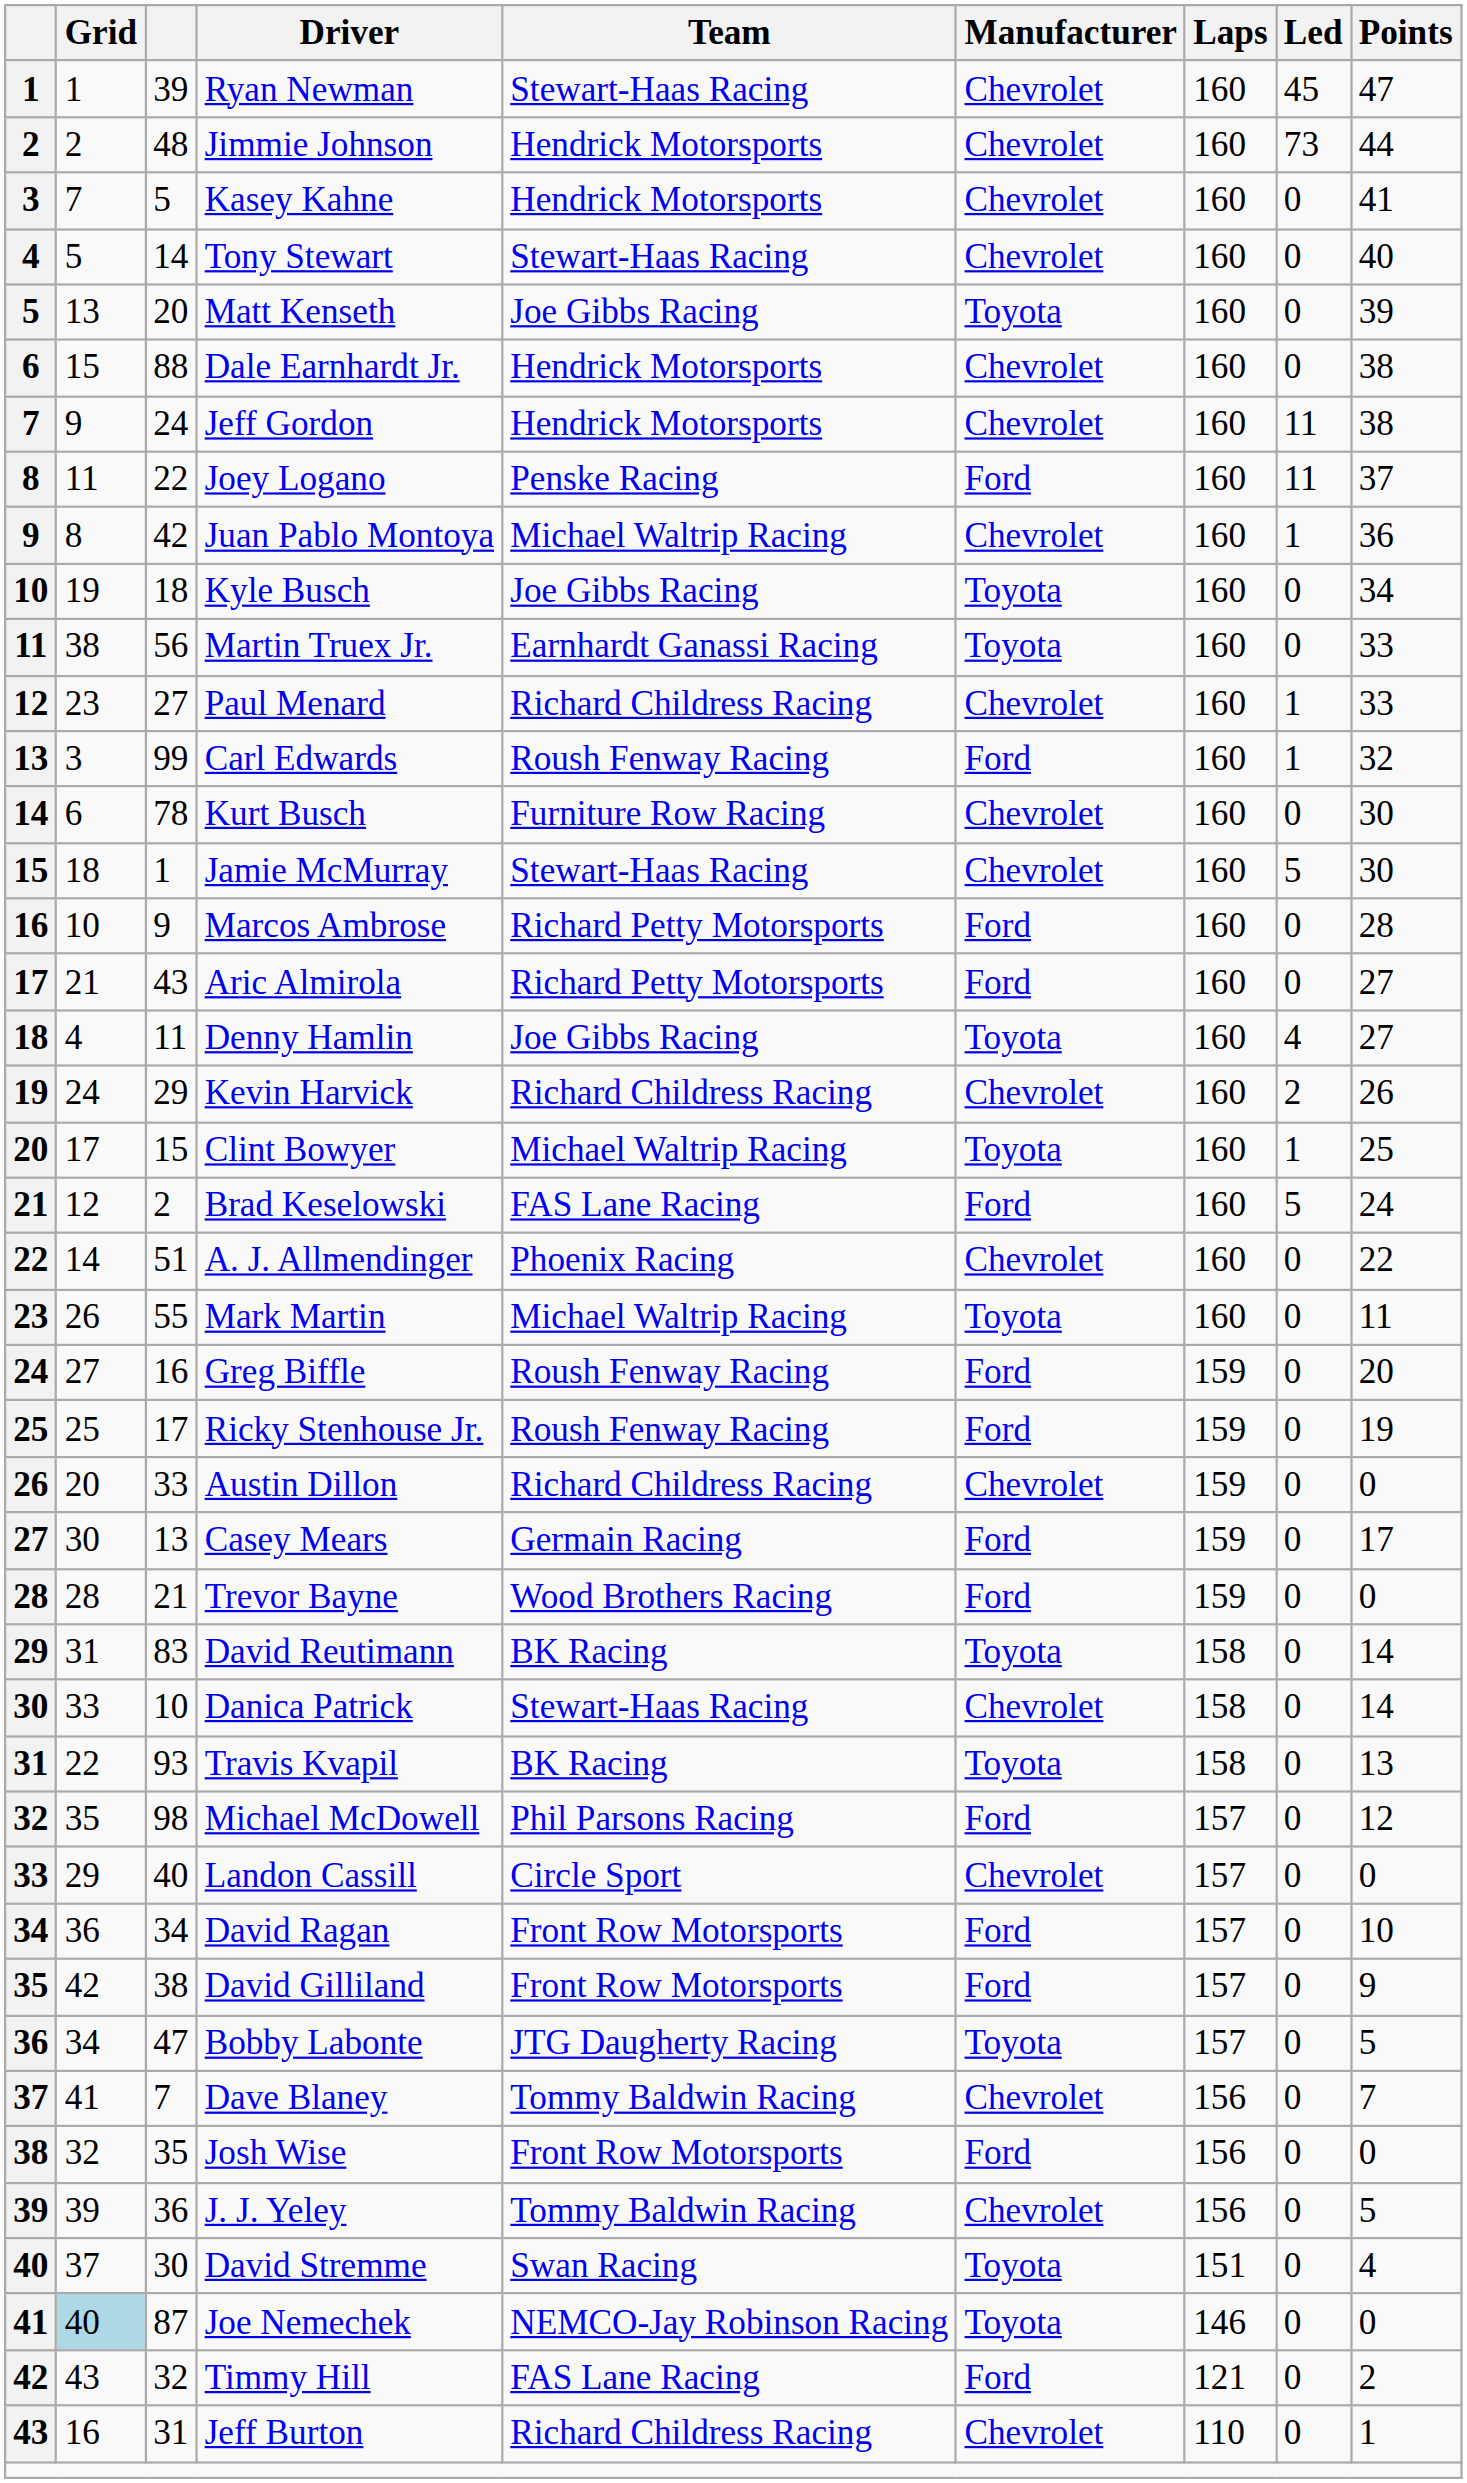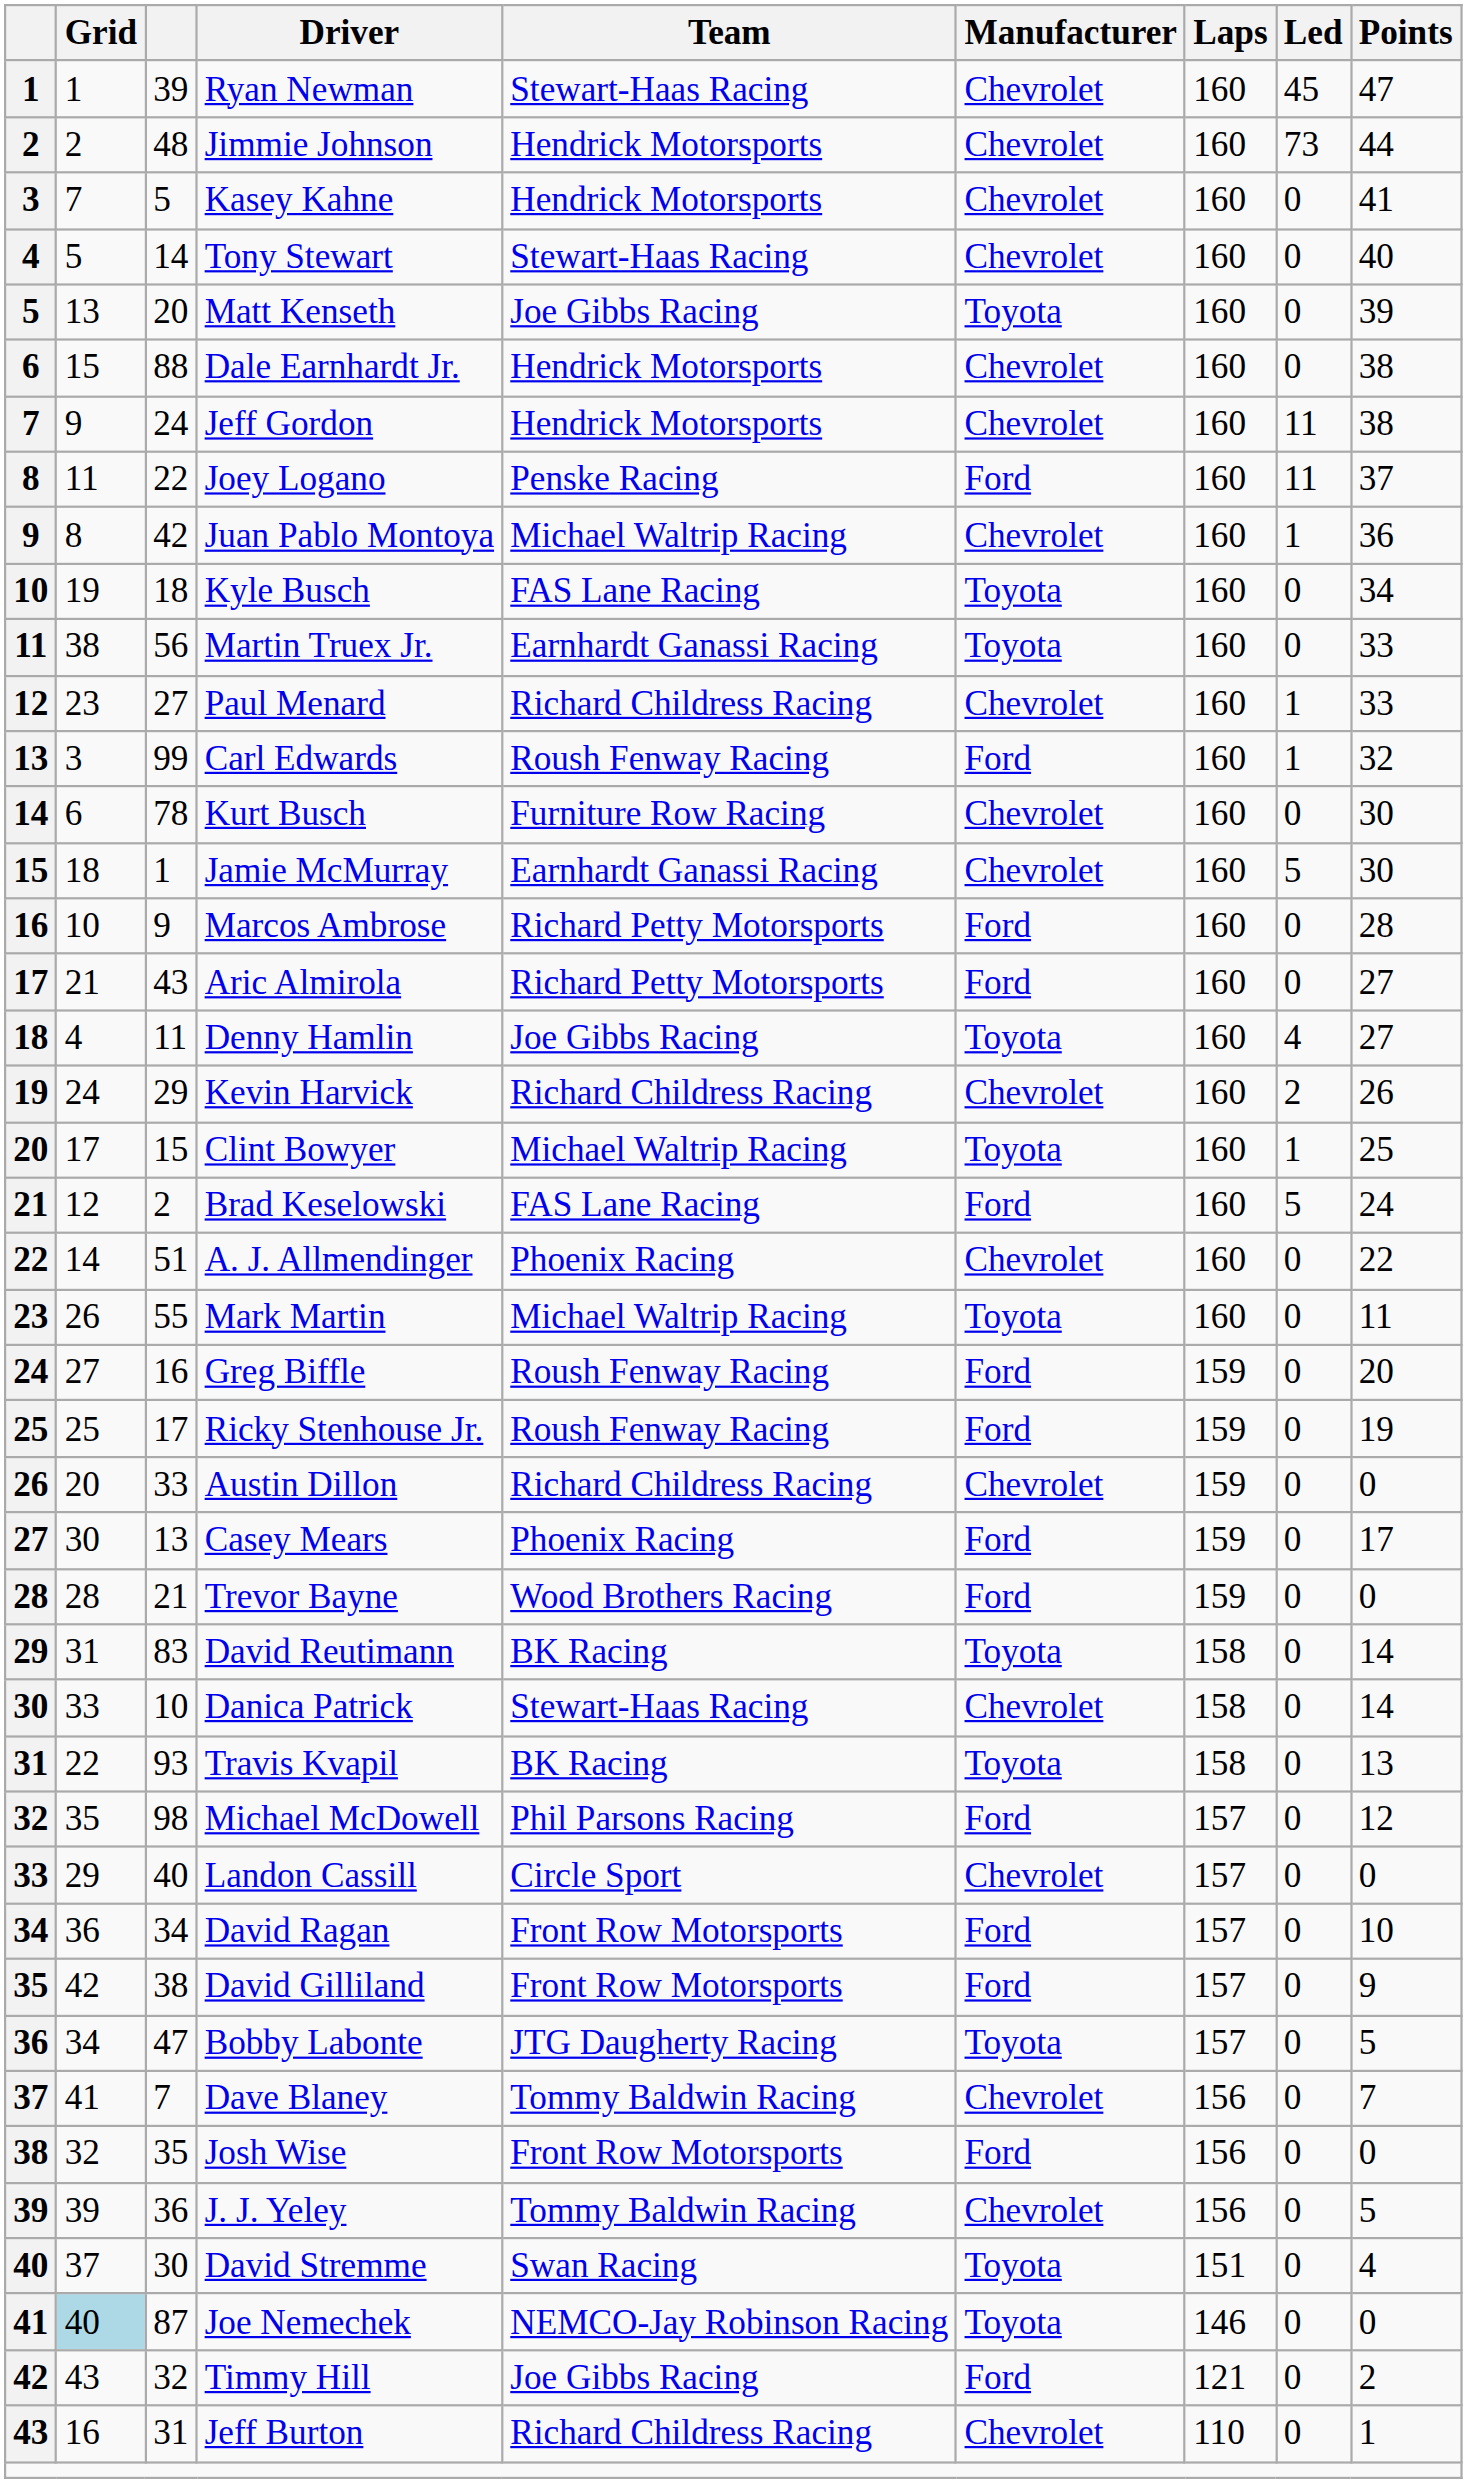(634, 590) Joe Gibbs Racing -> (635, 590) FAS Lane Racing
(659, 869) Stewart-Haas Racing -> (694, 869) Earnhardt Ganassi Racing
(626, 1539) Germain Racing -> (622, 1539) Phoenix Racing
(635, 2377) FAS Lane Racing -> (634, 2377) Joe Gibbs Racing
